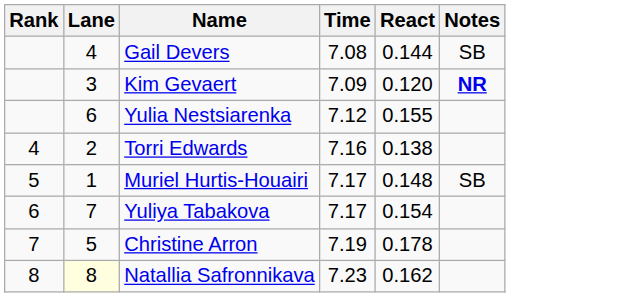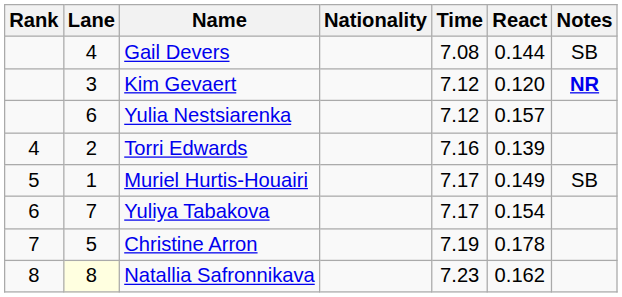+ column: (376, 20)
(347, 84) 7.09 -> (460, 84) 7.12
(407, 116) 0.155 -> (520, 116) 0.157
(407, 148) 0.138 -> (520, 148) 0.139
(407, 180) 0.148 -> (520, 180) 0.149
